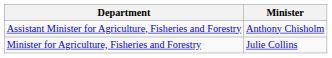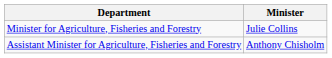rows swapped: (104, 45) <-> (124, 28)
